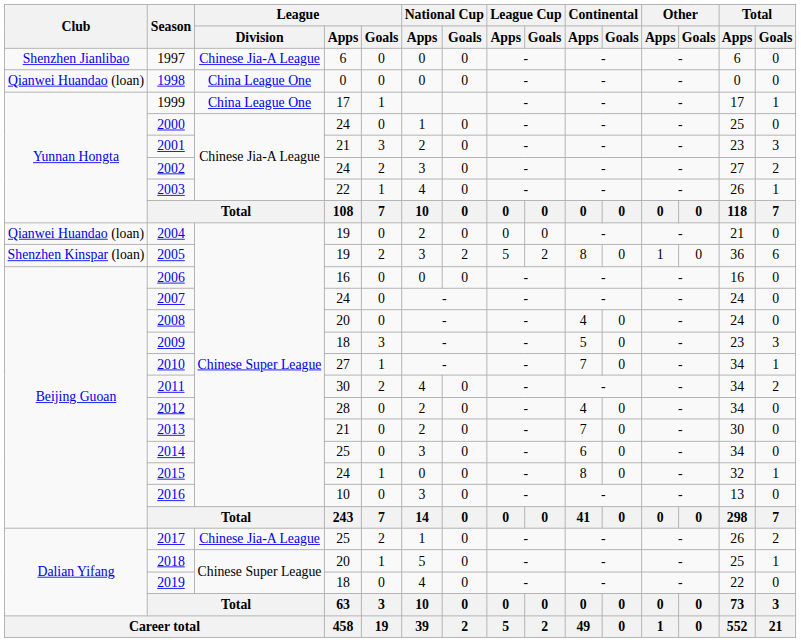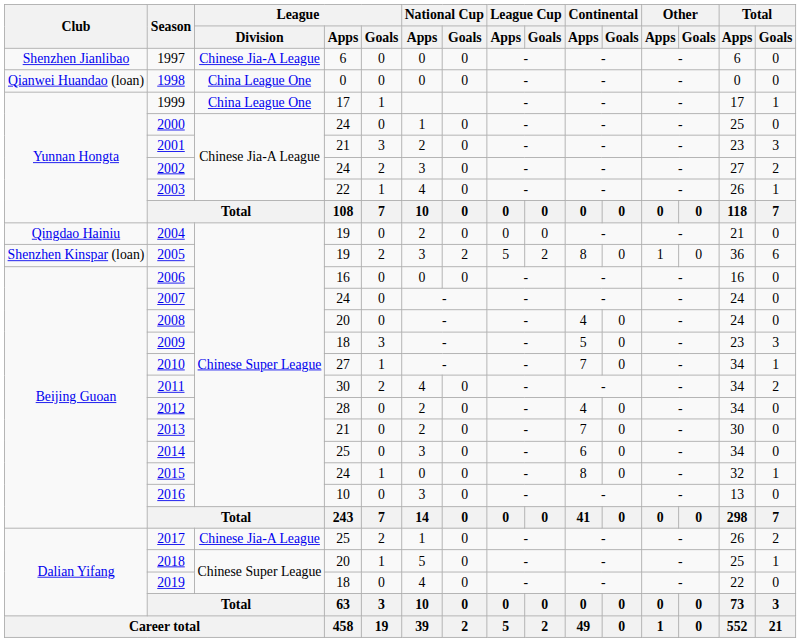(76, 233) Qianwei Huandao (loan) -> (76, 233) Qingdao Hainiu
